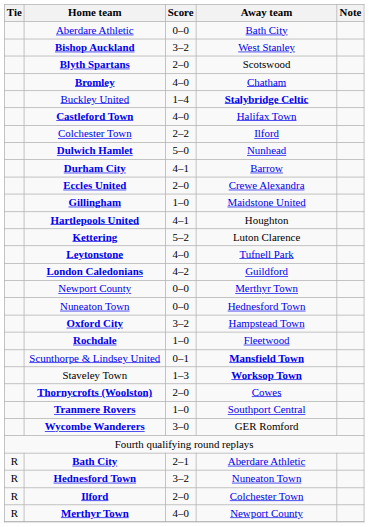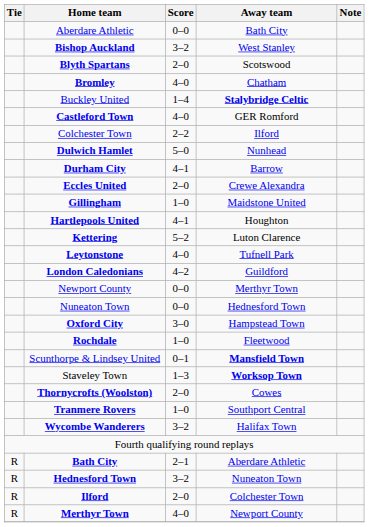(267, 116) Halifax Town -> (267, 116) GER Romford
(181, 323) 3–2 -> (181, 323) 3–0
(181, 427) 3–0 -> (181, 427) 3–2
(267, 427) GER Romford -> (267, 427) Halifax Town
